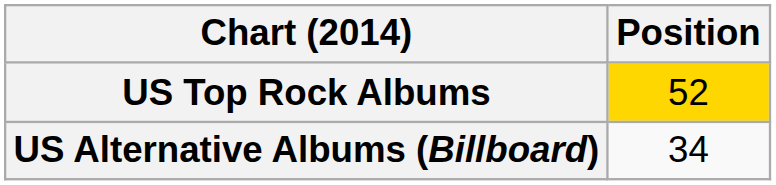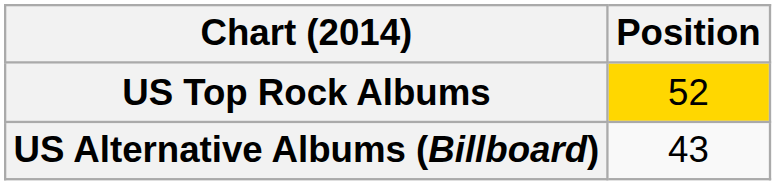(688, 149) 34 -> (688, 149) 43
